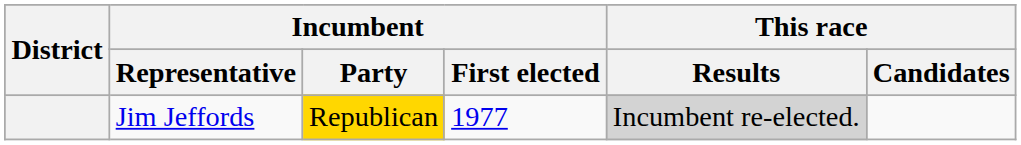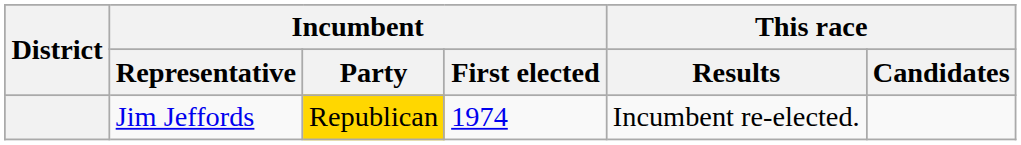(479, 116) 1977 -> (479, 116) 1974
(736, 116) lightgrey background -> (736, 116) no background
